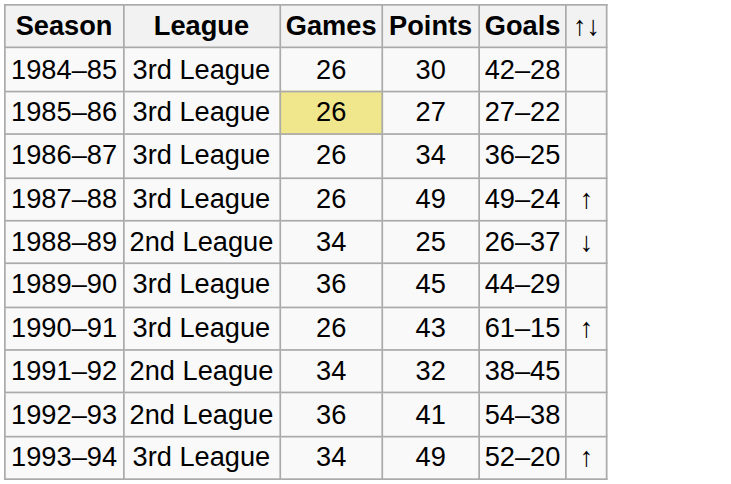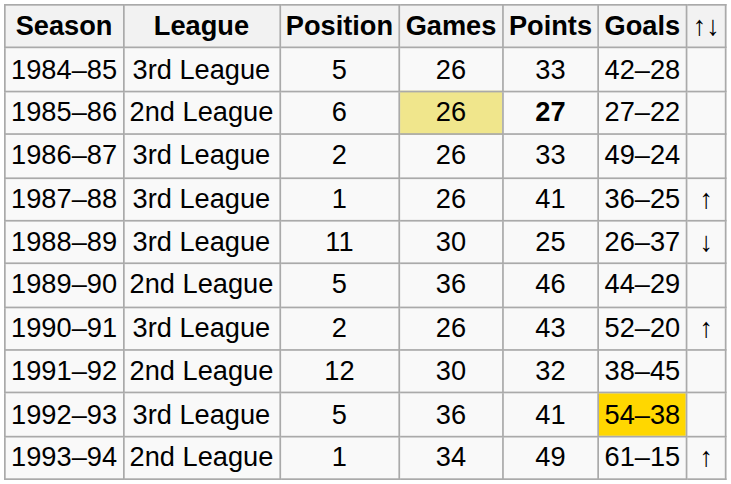+ column: (339, 26)
(431, 69) 30 -> (550, 69) 33
(201, 112) 3rd League -> (201, 112) 2nd League
(431, 112) normal -> (550, 112) bold
(431, 155) 34 -> (550, 155) 33
(523, 155) 36–25 -> (642, 155) 49–24
(431, 198) 49 -> (550, 198) 41
(523, 198) 49–24 -> (642, 198) 36–25
(201, 241) 2nd League -> (201, 241) 3rd League
(331, 241) 34 -> (451, 241) 30
(201, 284) 3rd League -> (201, 284) 2nd League
(431, 284) 45 -> (550, 284) 46
(523, 328) 61–15 -> (642, 328) 52–20
(331, 371) 34 -> (451, 371) 30
(201, 414) 2nd League -> (201, 414) 3rd League
(523, 414) no background -> (642, 414) gold background
(201, 457) 3rd League -> (201, 457) 2nd League
(523, 457) 52–20 -> (642, 457) 61–15
